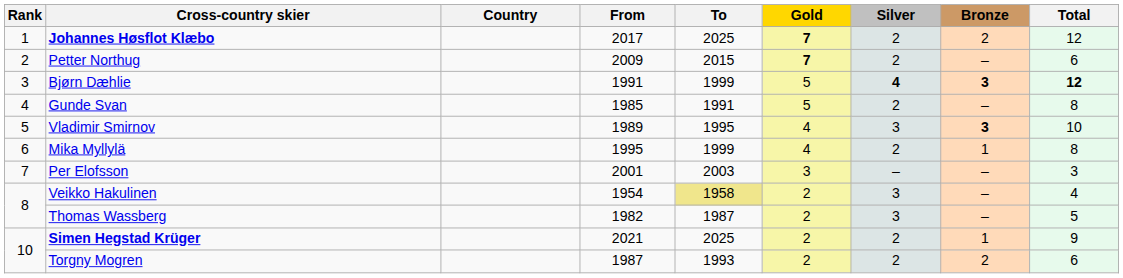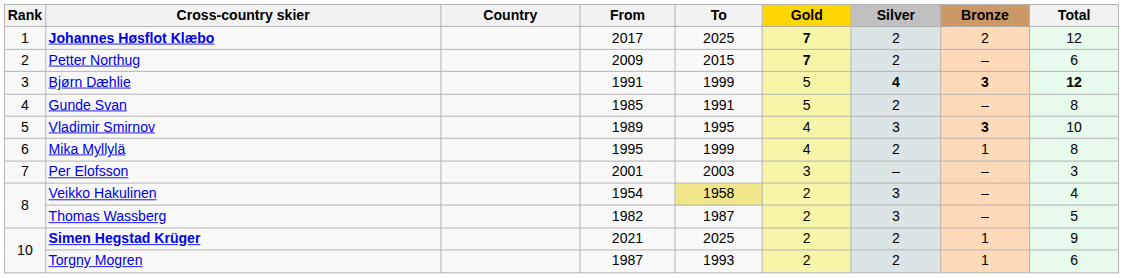(985, 261) 2 -> (985, 261) 1
